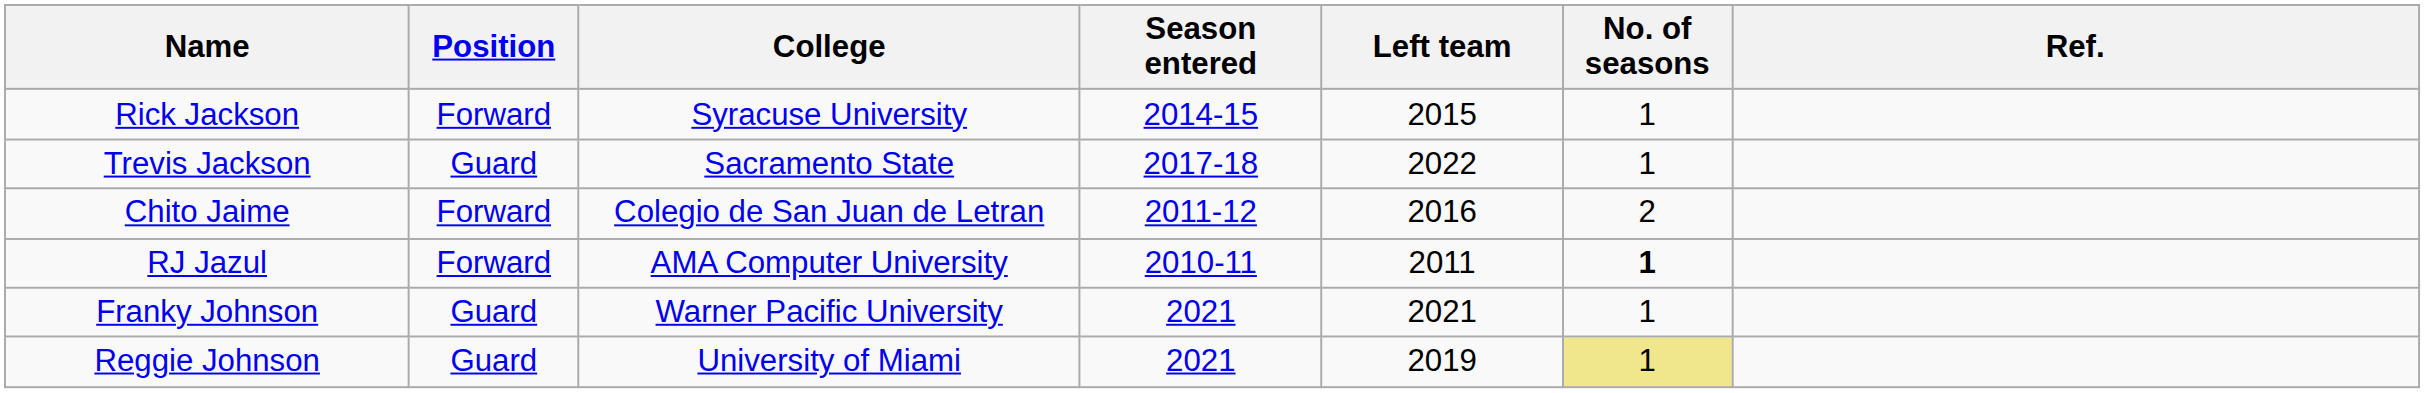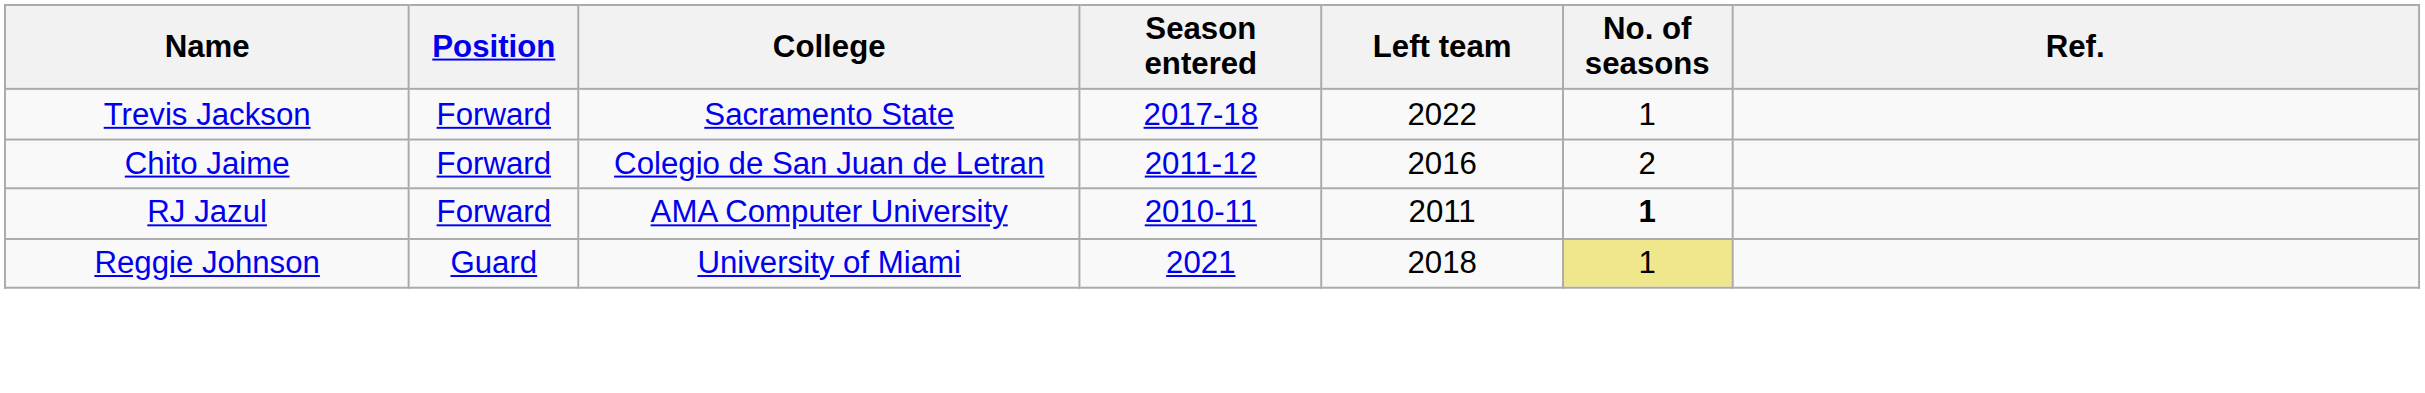- row: (207, 113)
(494, 163) Guard -> (494, 113) Forward
- row: (207, 311)
(1442, 361) 2019 -> (1442, 262) 2018
